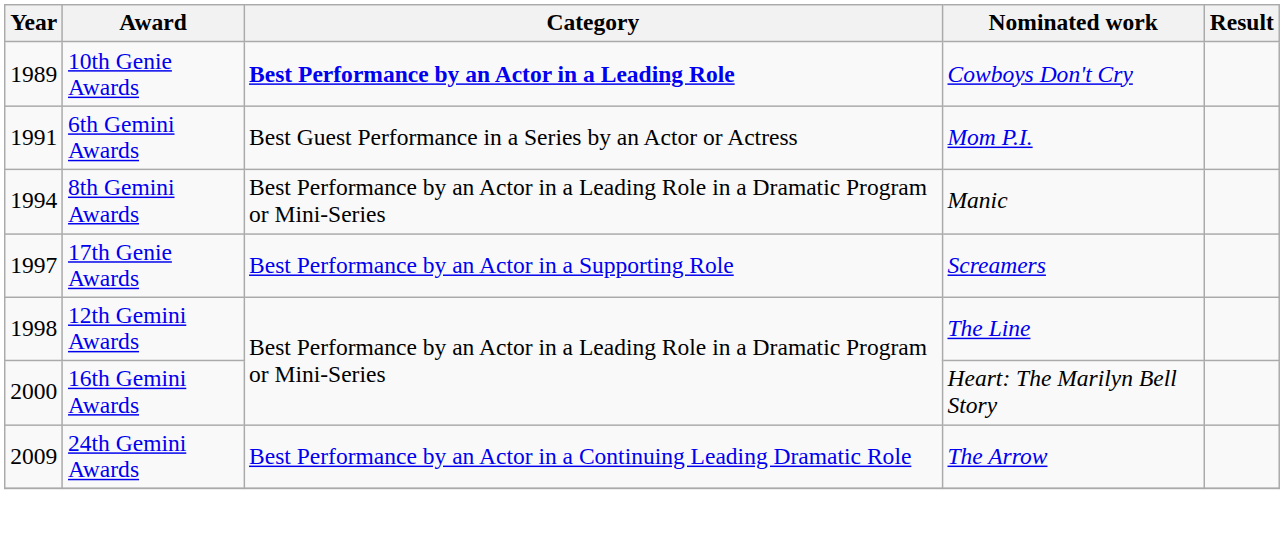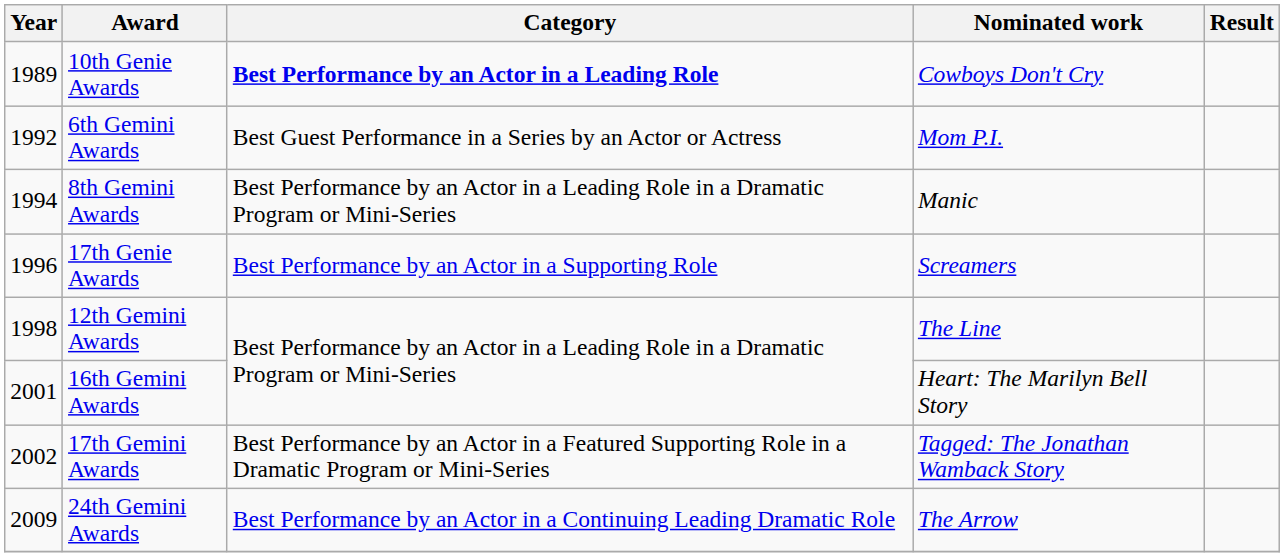(34, 137) 1991 -> (34, 137) 1992
(34, 264) 1997 -> (34, 264) 1996
(34, 392) 2000 -> (34, 392) 2001
+ row: (127, 456)
